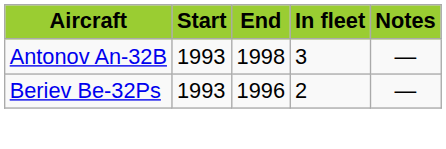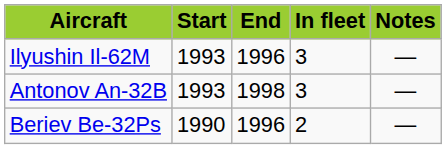+ row: (80, 56)
(201, 90) 1993 -> (201, 125) 1990
